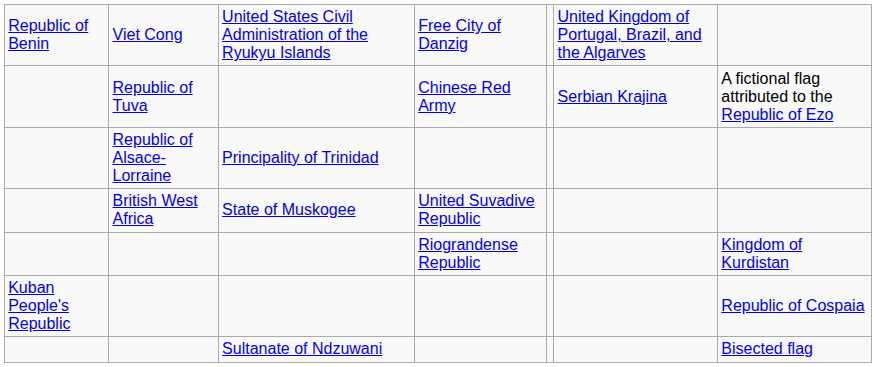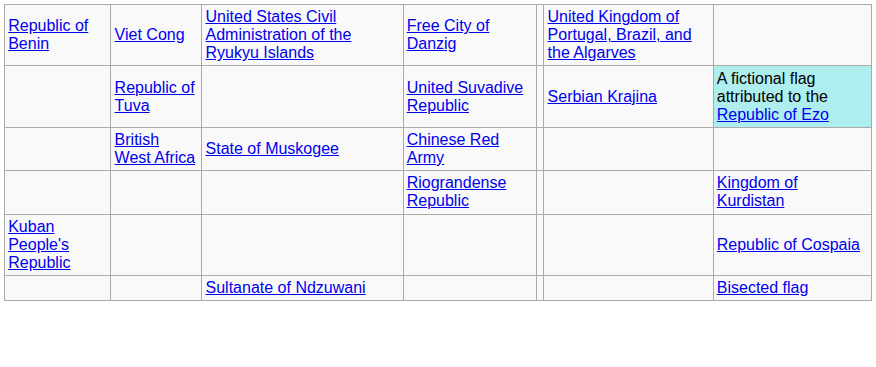(464, 96) Chinese Red Army -> (465, 96) United Suvadive Republic
(777, 96) no background -> (773, 96) paleturquoise background
- row: (153, 157)
(476, 210) United Suvadive Republic -> (453, 148) Chinese Red Army
